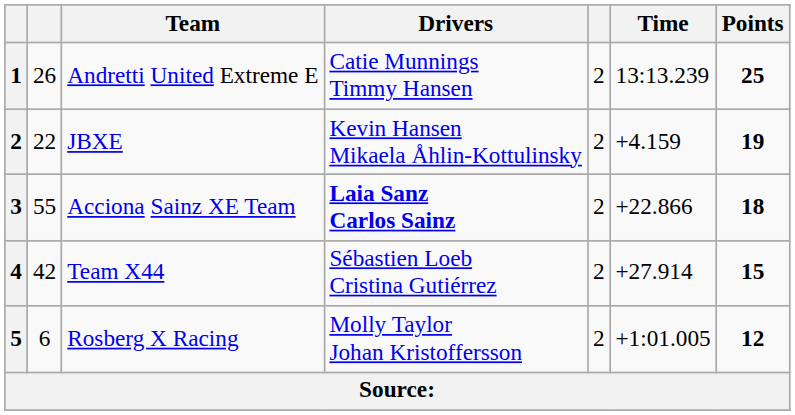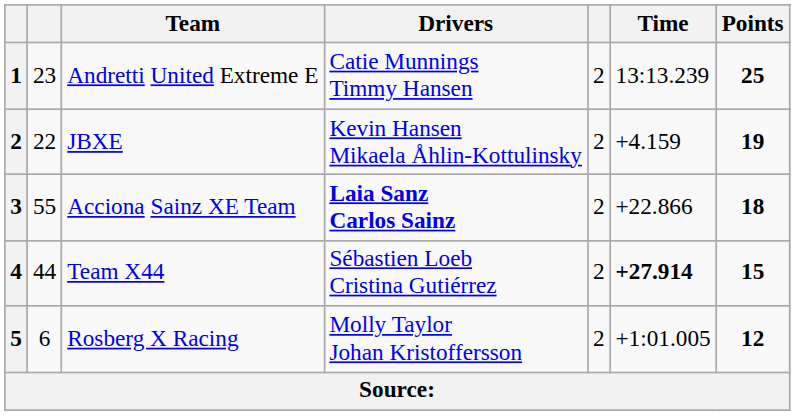(45, 75) 26 -> (45, 75) 23
(45, 272) 42 -> (45, 272) 44
(654, 272) normal -> (654, 272) bold
